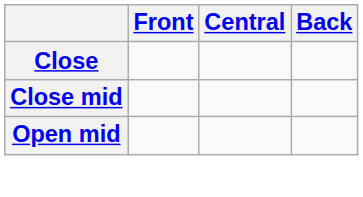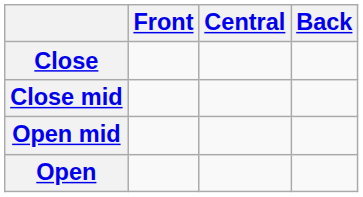+ row: (66, 172)
